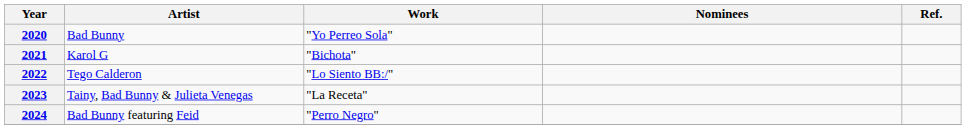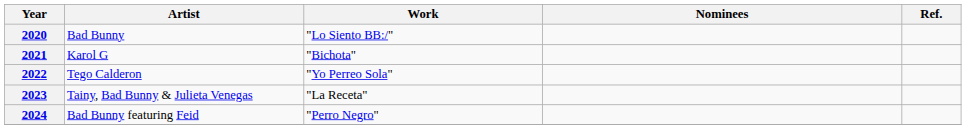(349, 34) "Yo Perreo Sola" -> (350, 34) "Lo Siento BB:/"
(350, 74) "Lo Siento BB:/" -> (349, 74) "Yo Perreo Sola"
